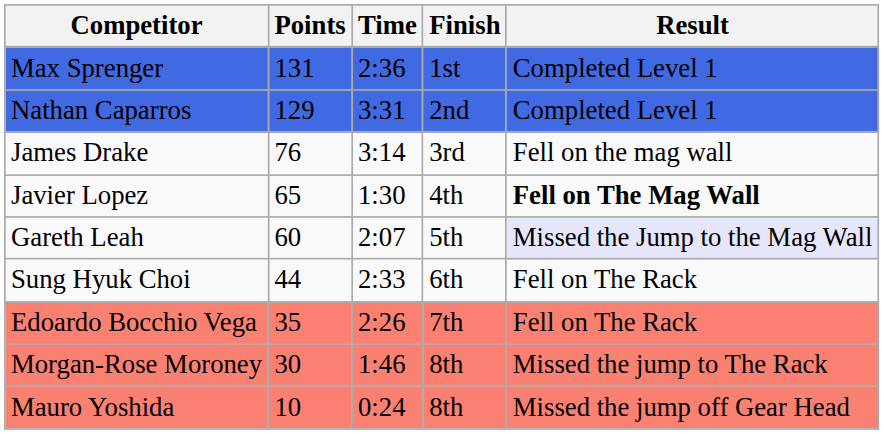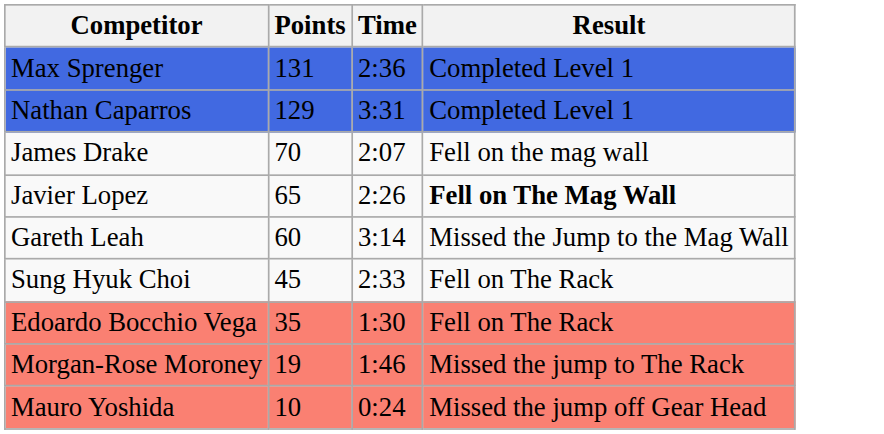- column: (465, 25)
(288, 152) 76 -> (288, 152) 70
(382, 152) 3:14 -> (382, 152) 2:07
(382, 195) 1:30 -> (382, 195) 2:26
(382, 237) 2:07 -> (382, 237) 3:14
(693, 237) lavender background -> (609, 237) no background
(288, 279) 44 -> (288, 279) 45
(382, 322) 2:26 -> (382, 322) 1:30
(288, 364) 30 -> (288, 364) 19
